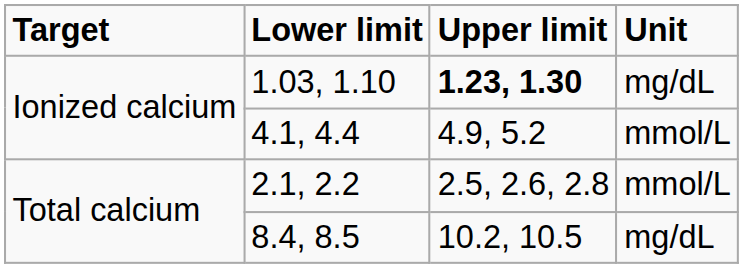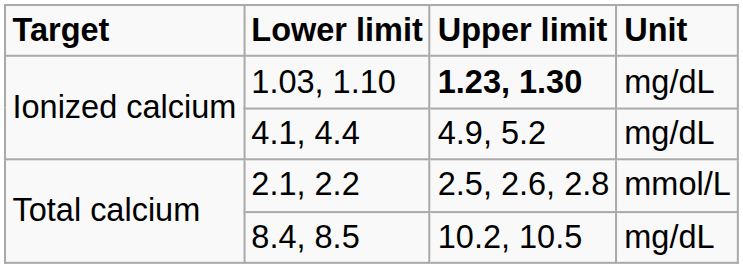(678, 133) mmol/L -> (669, 133) mg/dL
